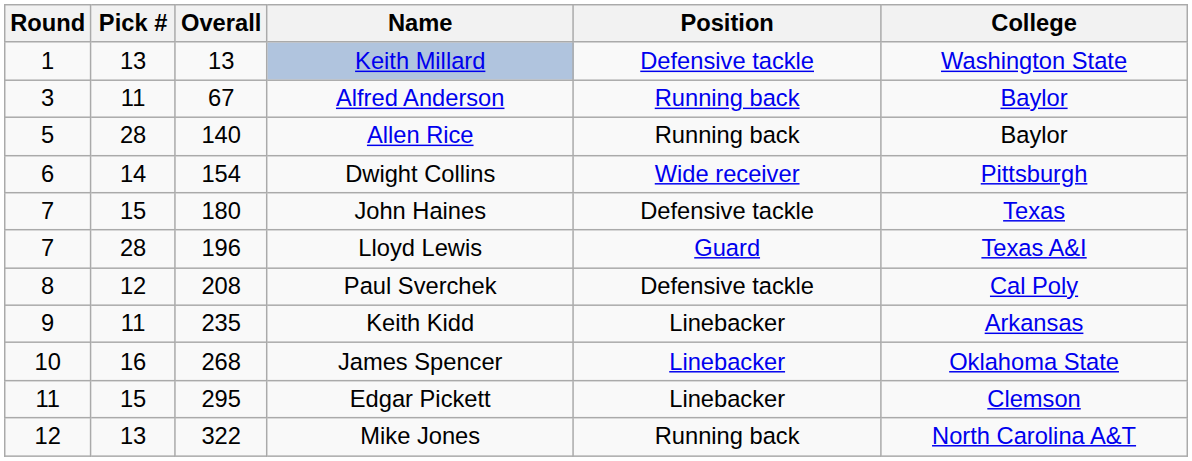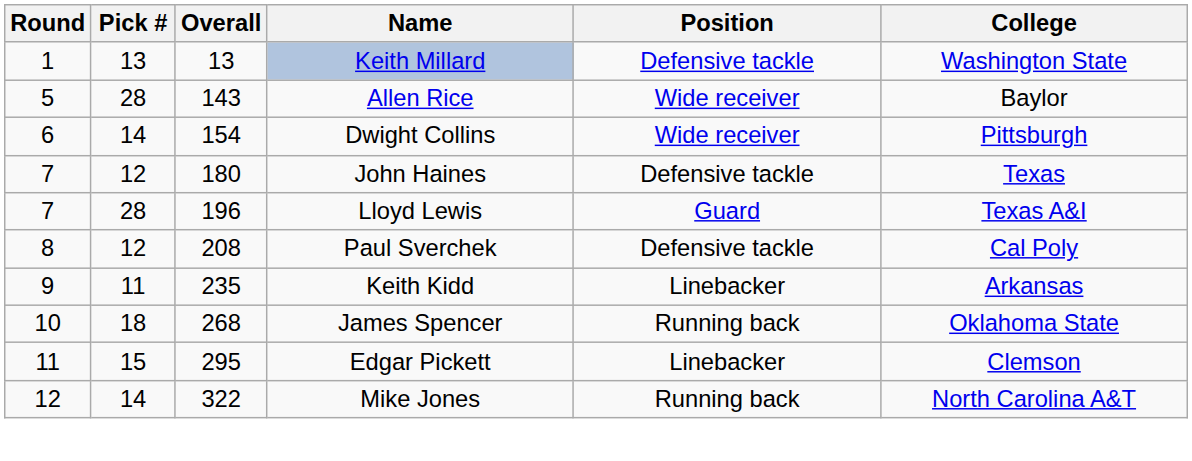- row: (420, 98)
(221, 135) 140 -> (221, 98) 143
(727, 135) Running back -> (727, 98) Wide receiver
(133, 211) 15 -> (133, 173) 12
(133, 361) 16 -> (133, 323) 18
(727, 361) Linebacker -> (727, 323) Running back
(133, 436) 13 -> (133, 398) 14
